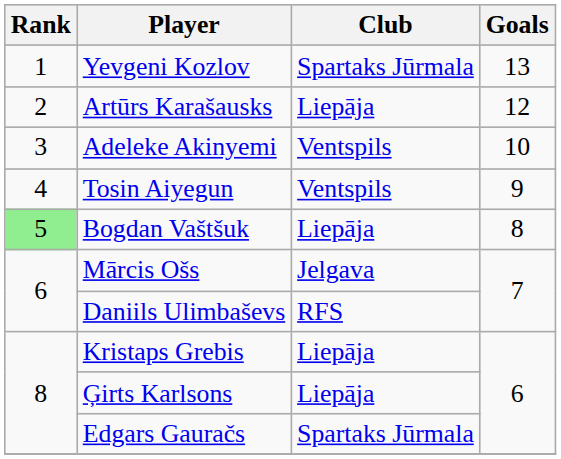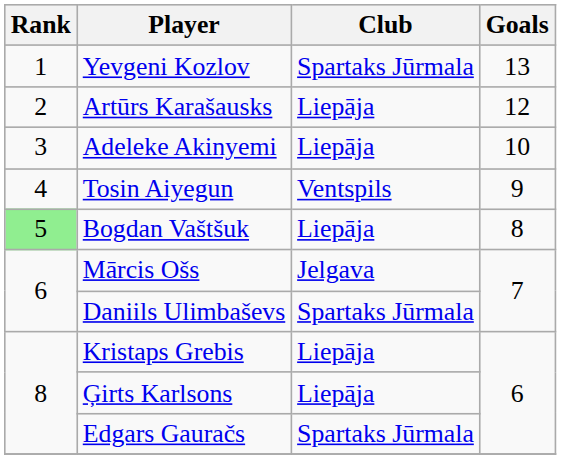(344, 147) Ventspils -> (336, 147) Liepāja
(320, 310) RFS -> (385, 310) Spartaks Jūrmala
